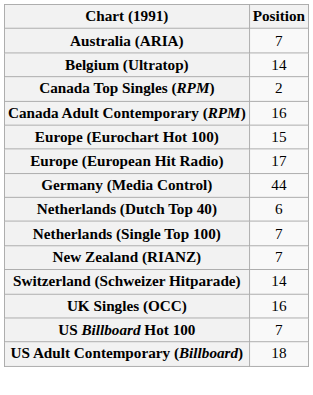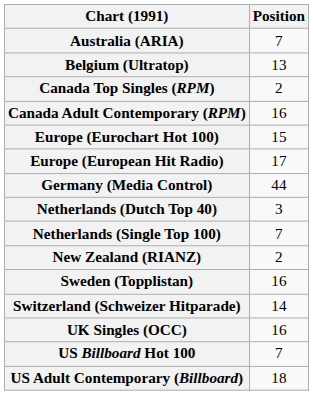(279, 64) 14 -> (279, 64) 13
(279, 209) 6 -> (279, 209) 3
(279, 257) 7 -> (279, 257) 2
+ row: (127, 281)
